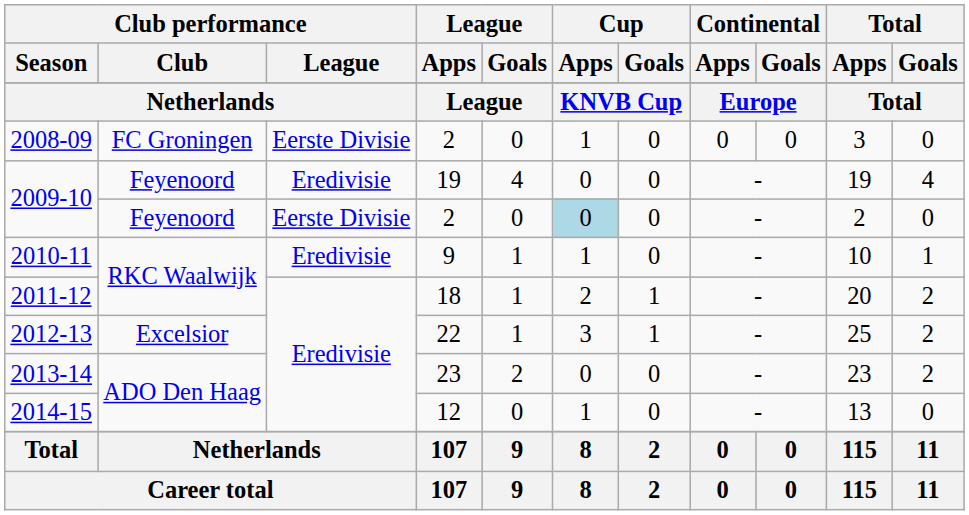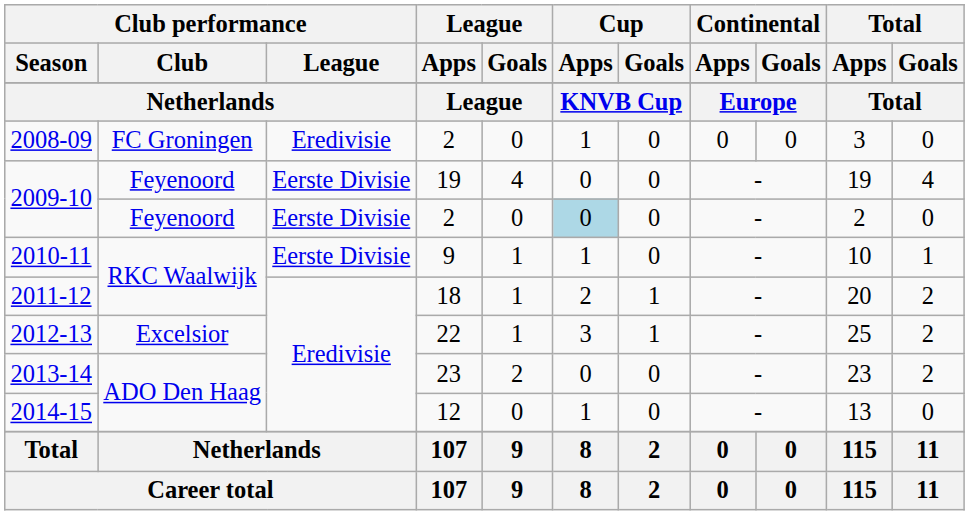(341, 140) Eerste Divisie -> (341, 140) Eredivisie
(341, 179) Eredivisie -> (341, 179) Eerste Divisie
(341, 256) Eredivisie -> (341, 256) Eerste Divisie
